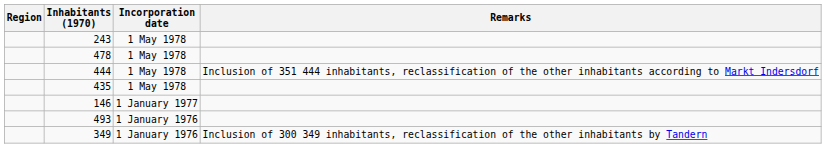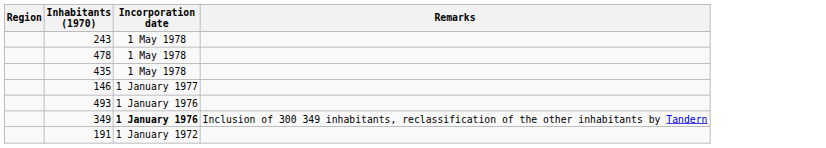- row: (102, 71)
(157, 135) normal -> (157, 119) bold
+ row: (102, 135)
